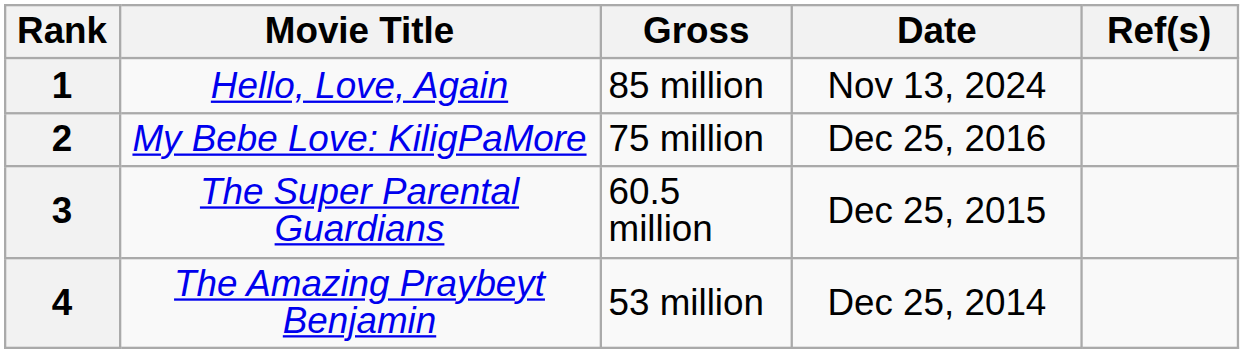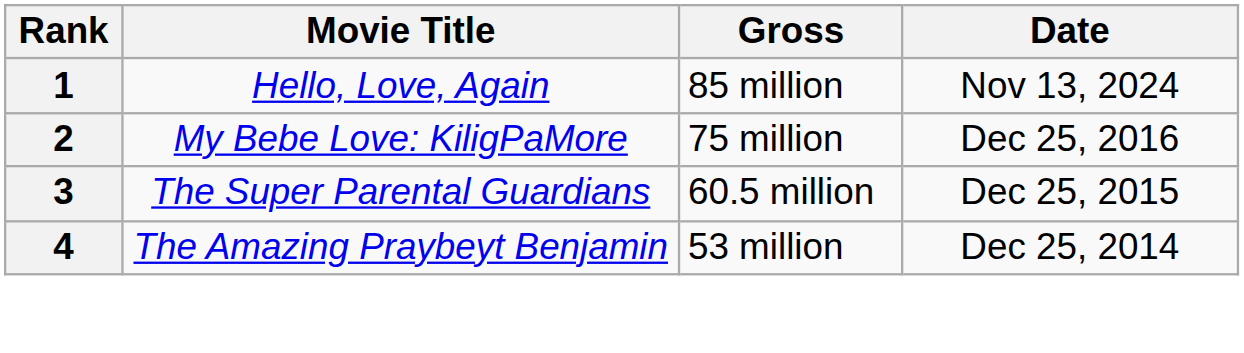- column: (1159, 31)
